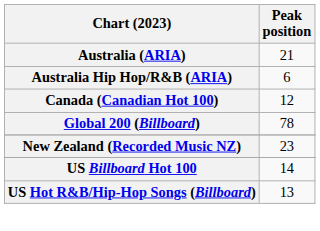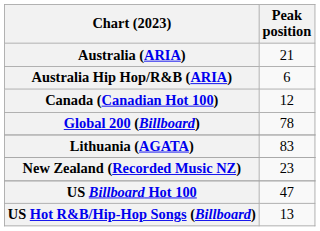+ row: (132, 146)
(287, 169) 14 -> (287, 191) 47
